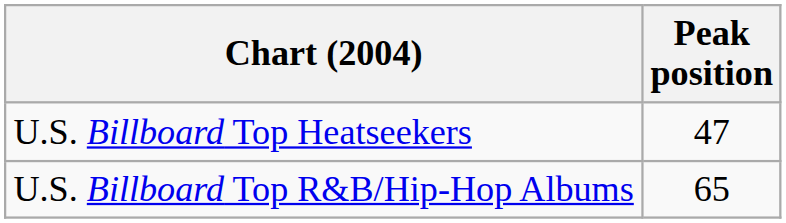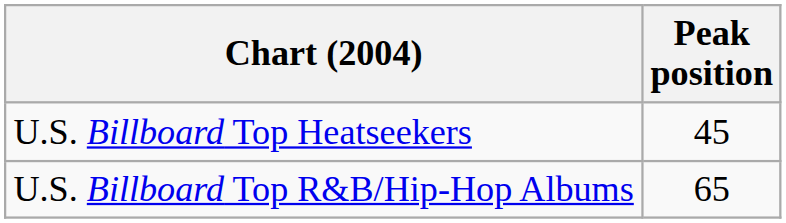(712, 131) 47 -> (712, 131) 45
